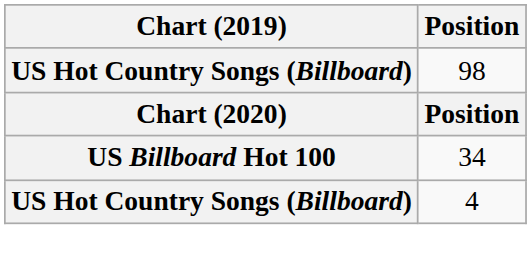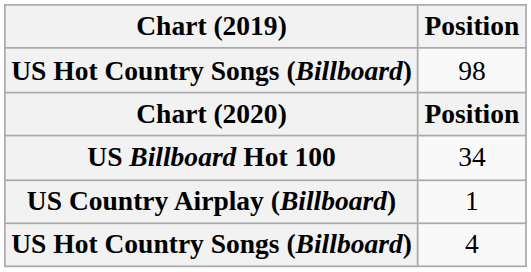+ row: (472, 200)
